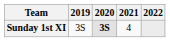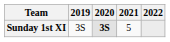(129, 28) 4 -> (129, 28) 5
